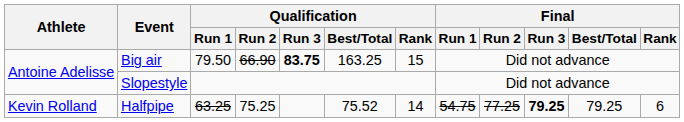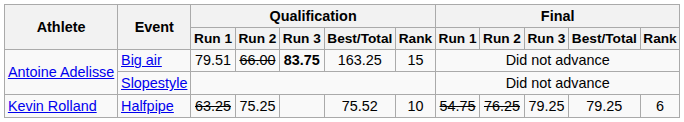(213, 60) 79.50 -> (213, 60) 79.51
(257, 60) 66.90 -> (257, 60) 66.00
(415, 106) 14 -> (415, 106) 10
(502, 106) 77.25 -> (502, 106) 76.25
(546, 106) bold -> (546, 106) normal
